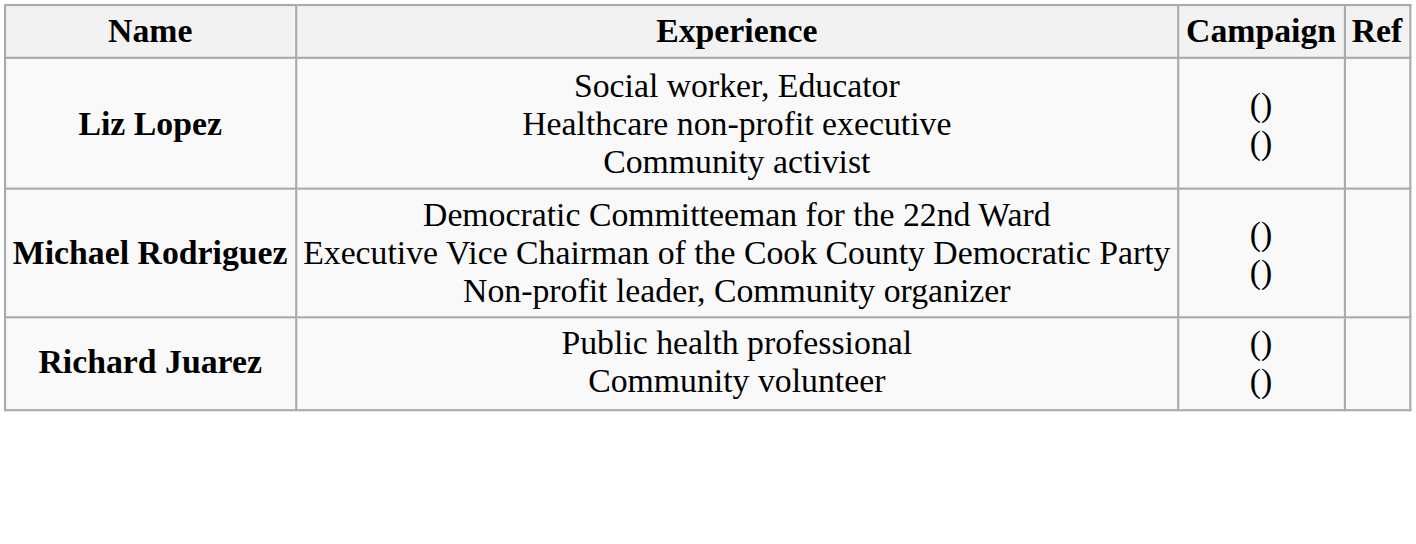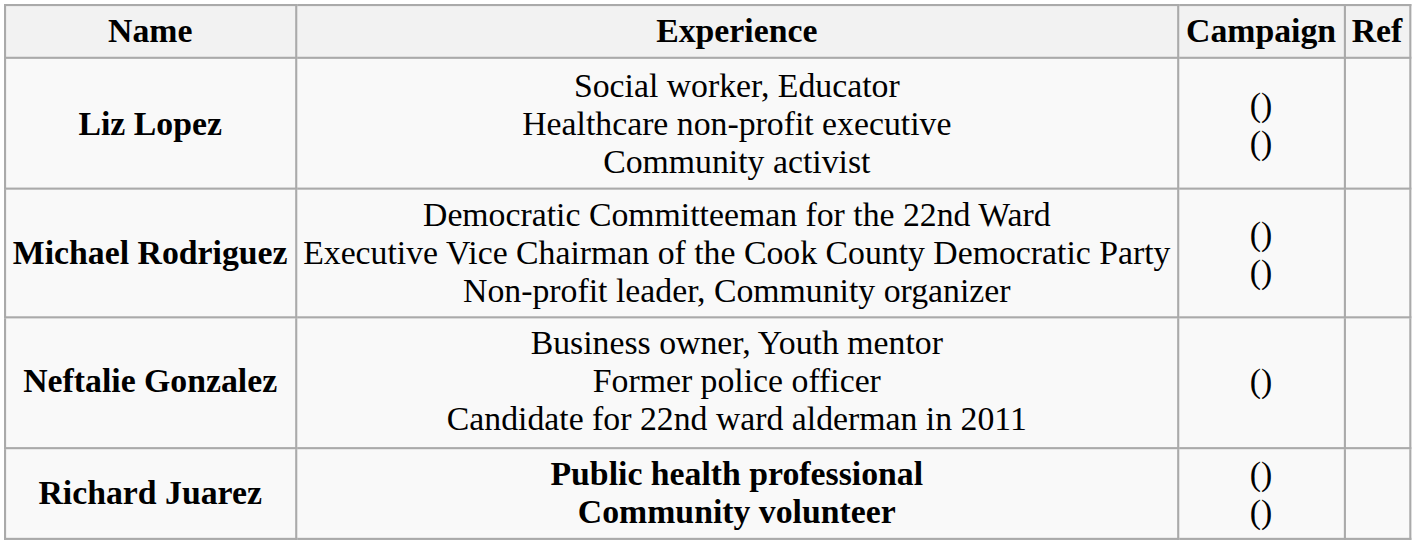+ row: (150, 381)
(737, 362) normal -> (737, 492) bold
